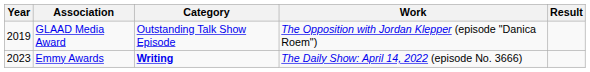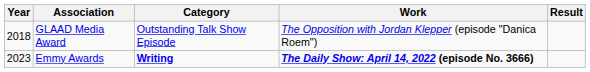(19, 36) 2019 -> (19, 36) 2018
(402, 59) normal -> (407, 59) bold
